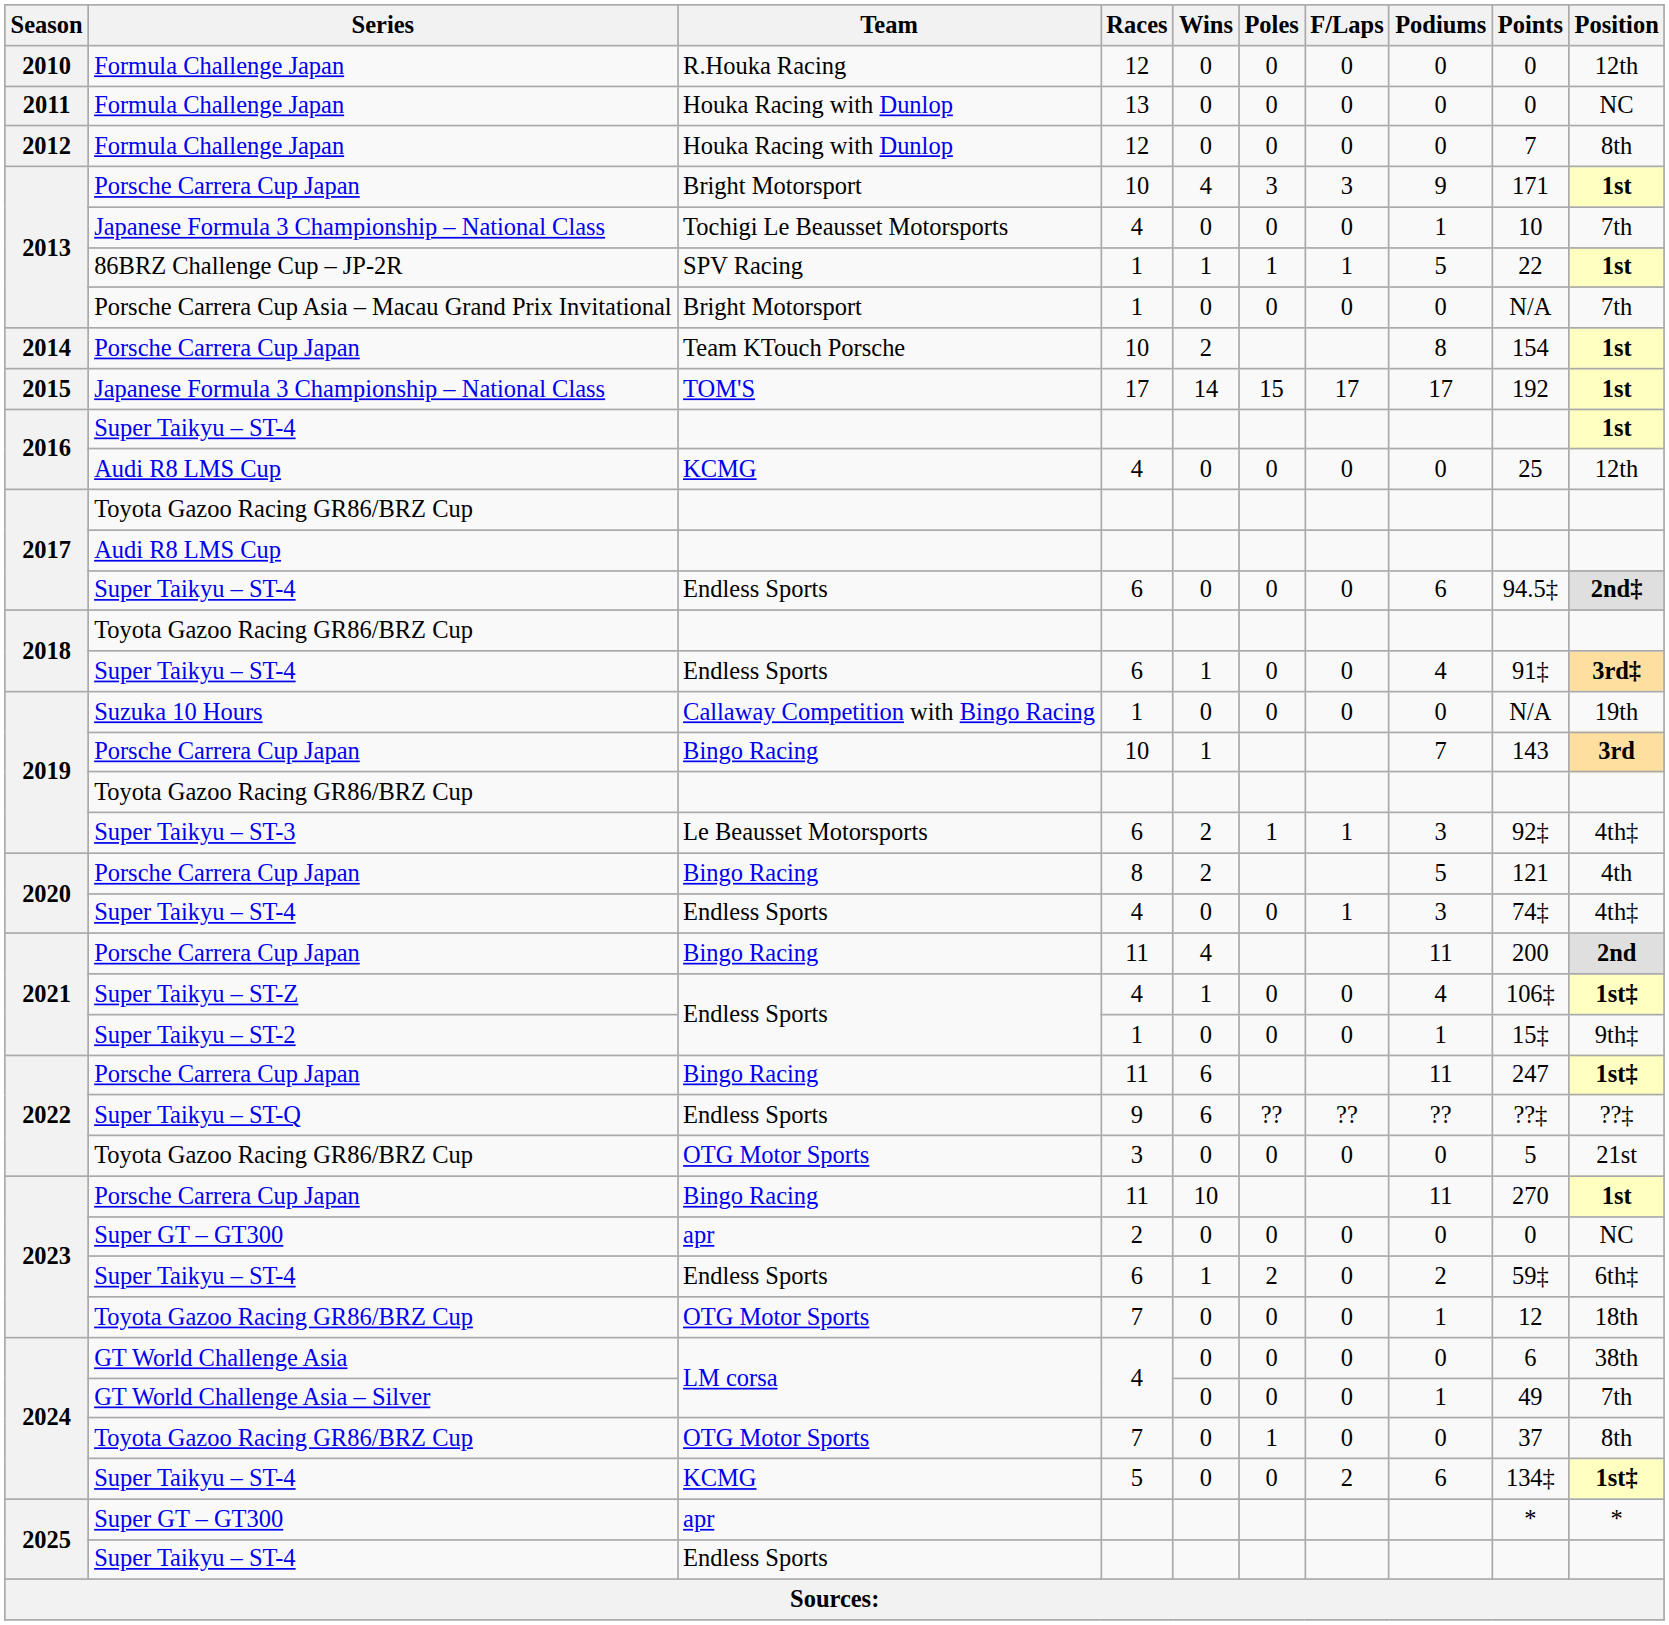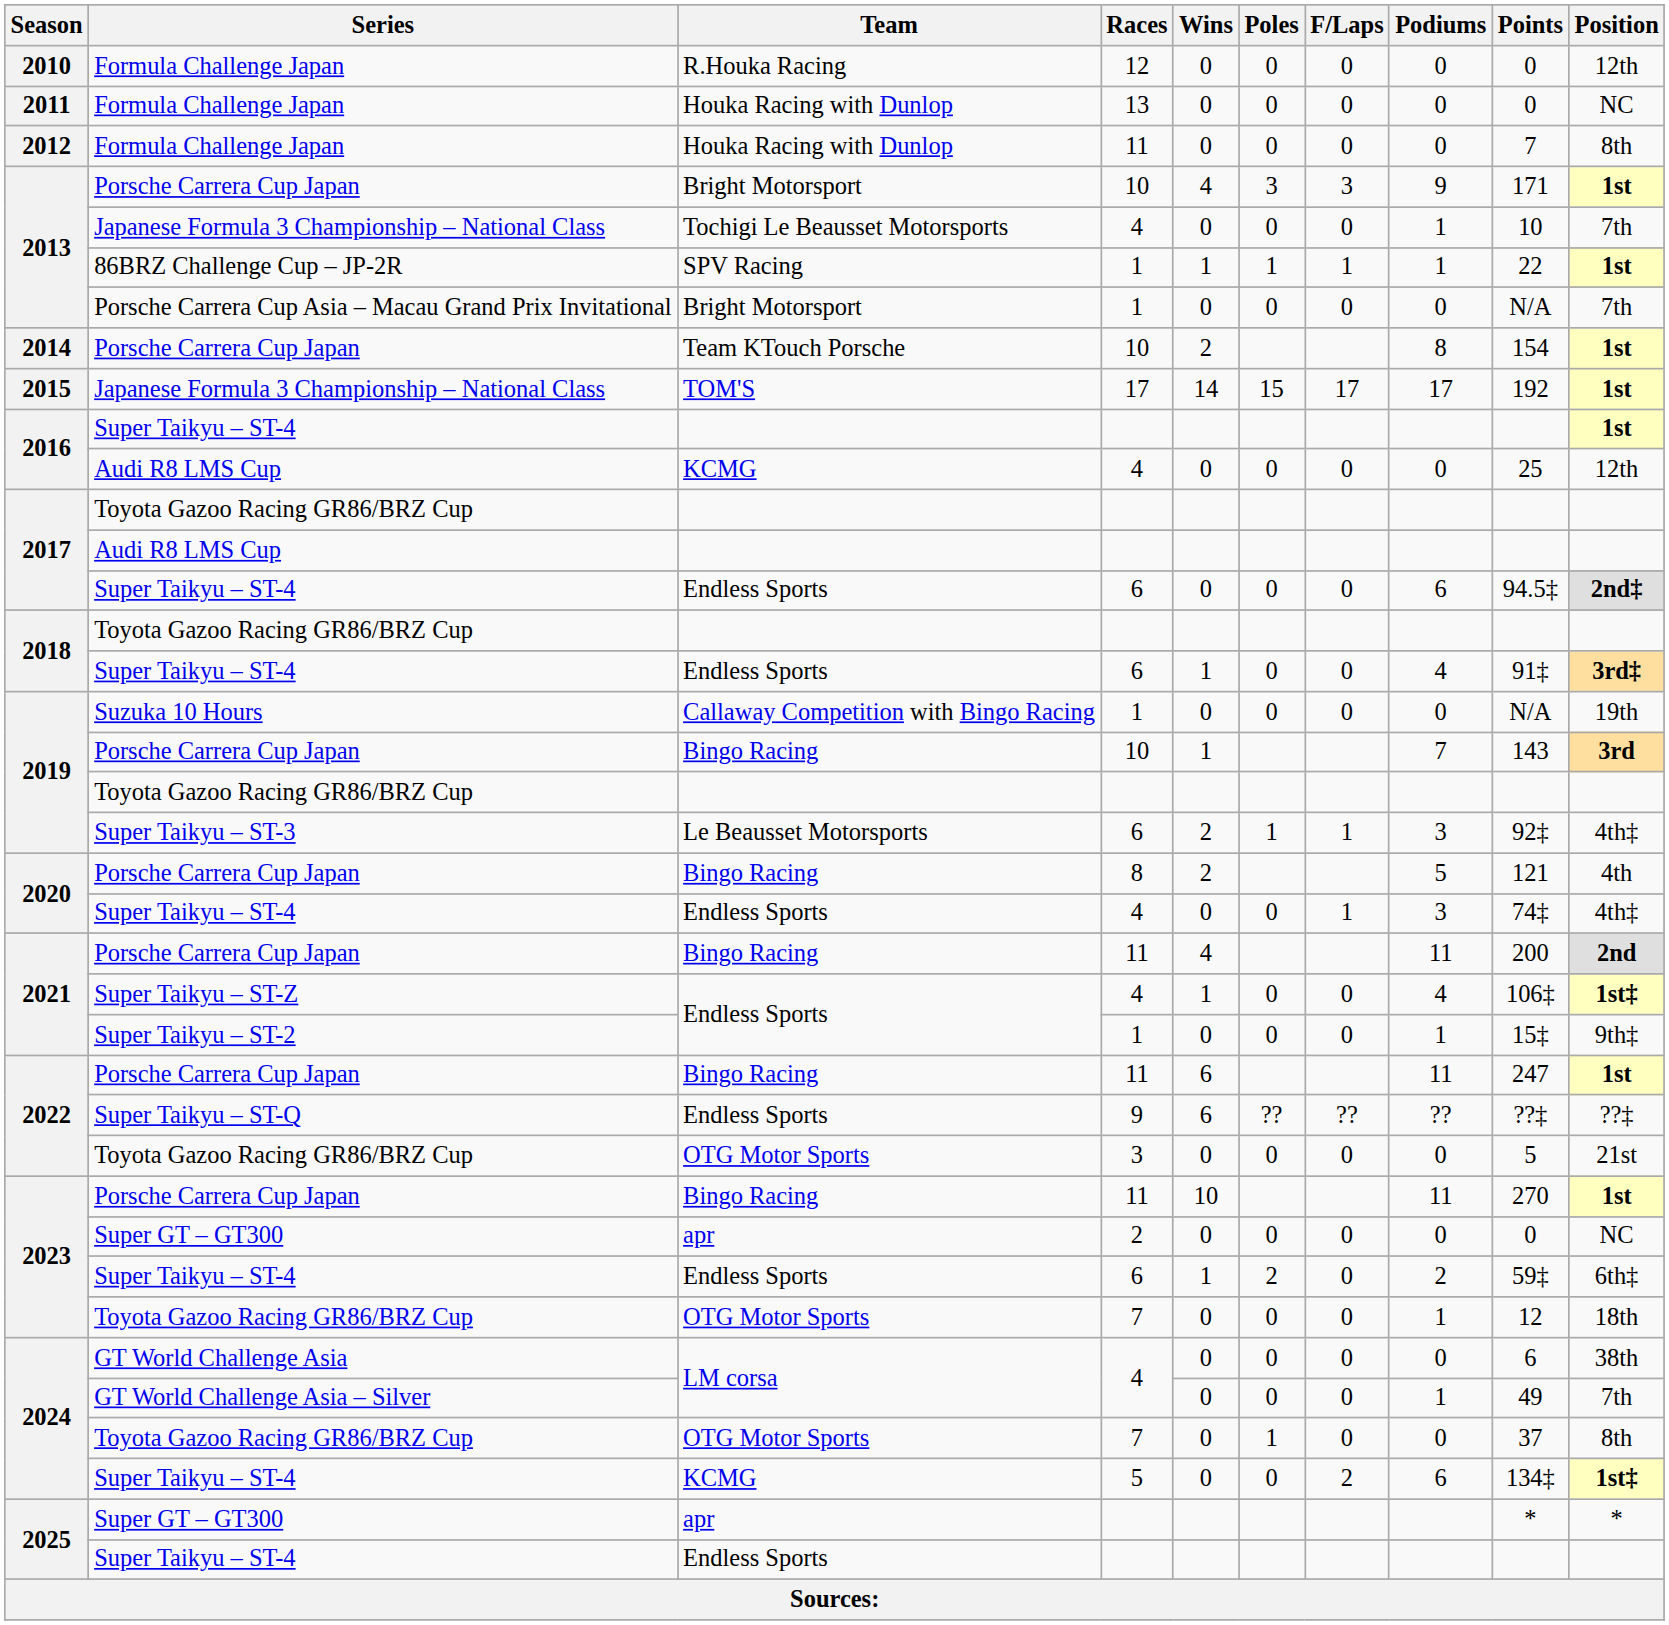(1137, 146) 12 -> (1137, 146) 11
(1441, 267) 5 -> (1441, 267) 1
(1617, 1074) 1st‡ -> (1617, 1074) 1st
